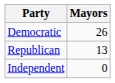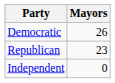(102, 50) 13 -> (102, 50) 23
